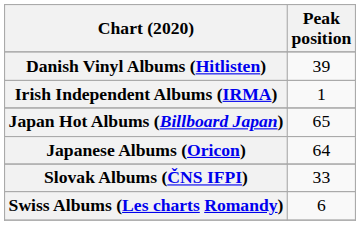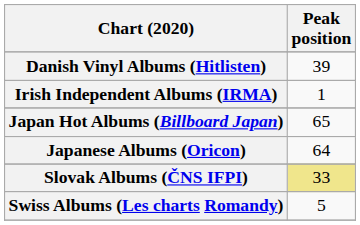(321, 177) no background -> (321, 177) khaki background
(321, 205) 6 -> (321, 205) 5
